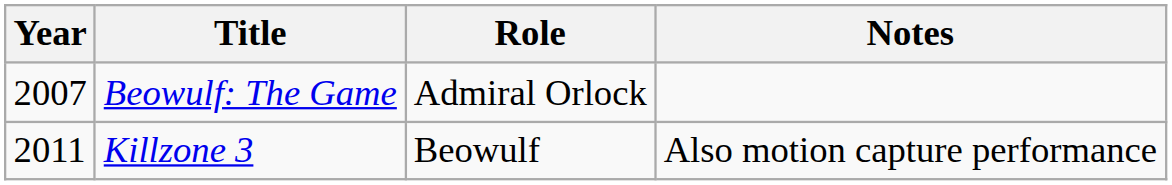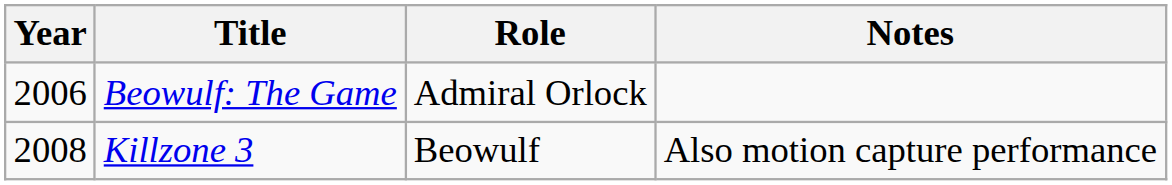(50, 91) 2007 -> (50, 91) 2006
(50, 149) 2011 -> (50, 149) 2008
